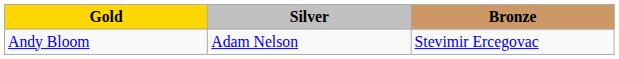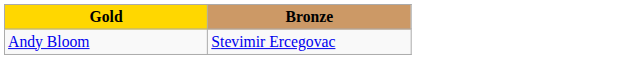- column: (309, 16)
